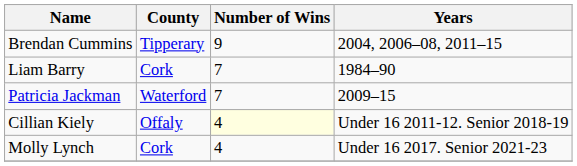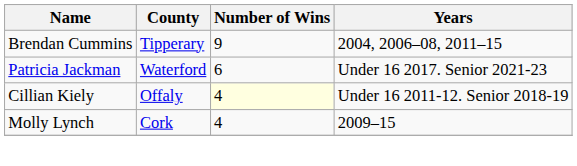- row: (47, 69)
(218, 95) 7 -> (218, 69) 6
(367, 95) 2009–15 -> (442, 69) Under 16 2017. Senior 2021-23
(442, 148) Under 16 2017. Senior 2021-23 -> (367, 122) 2009–15
